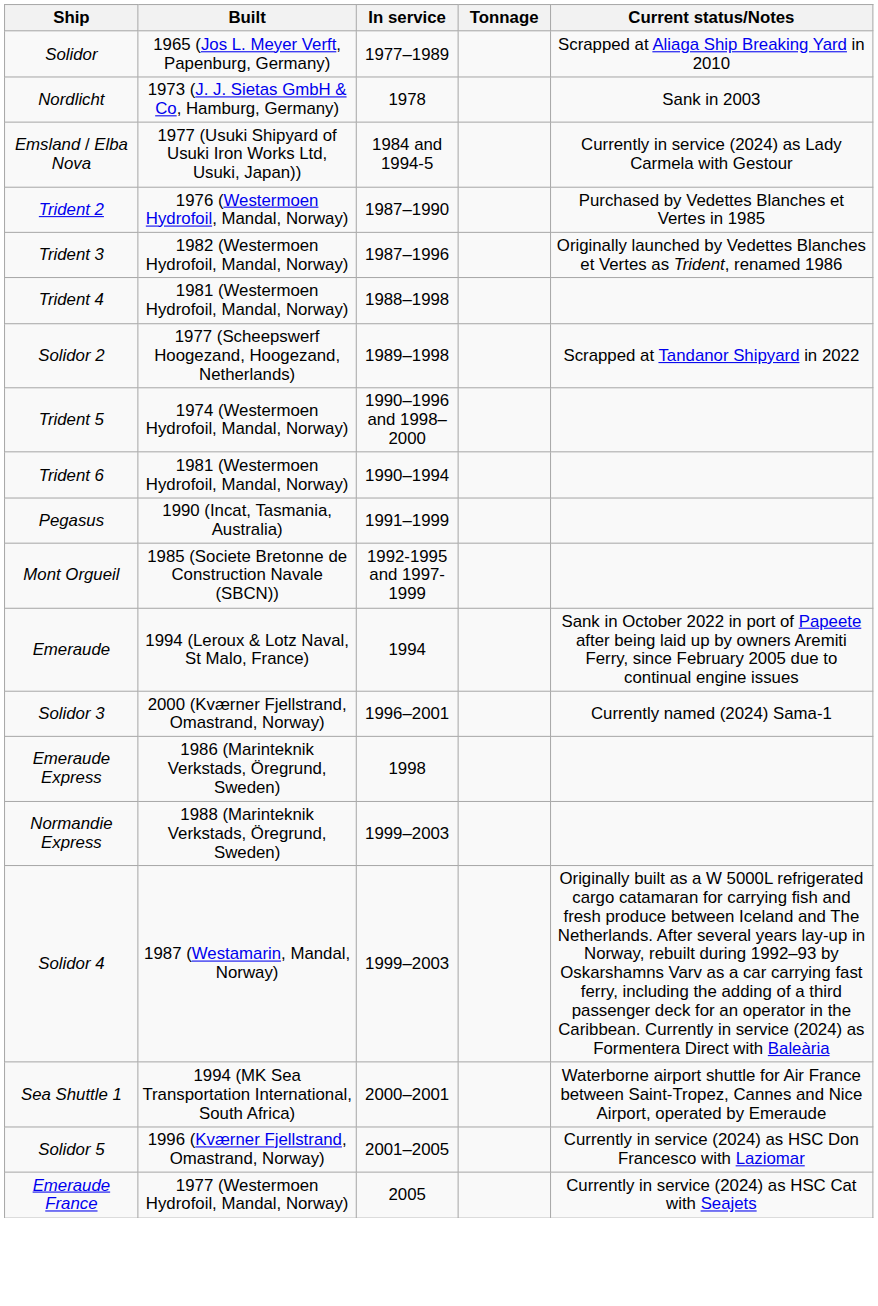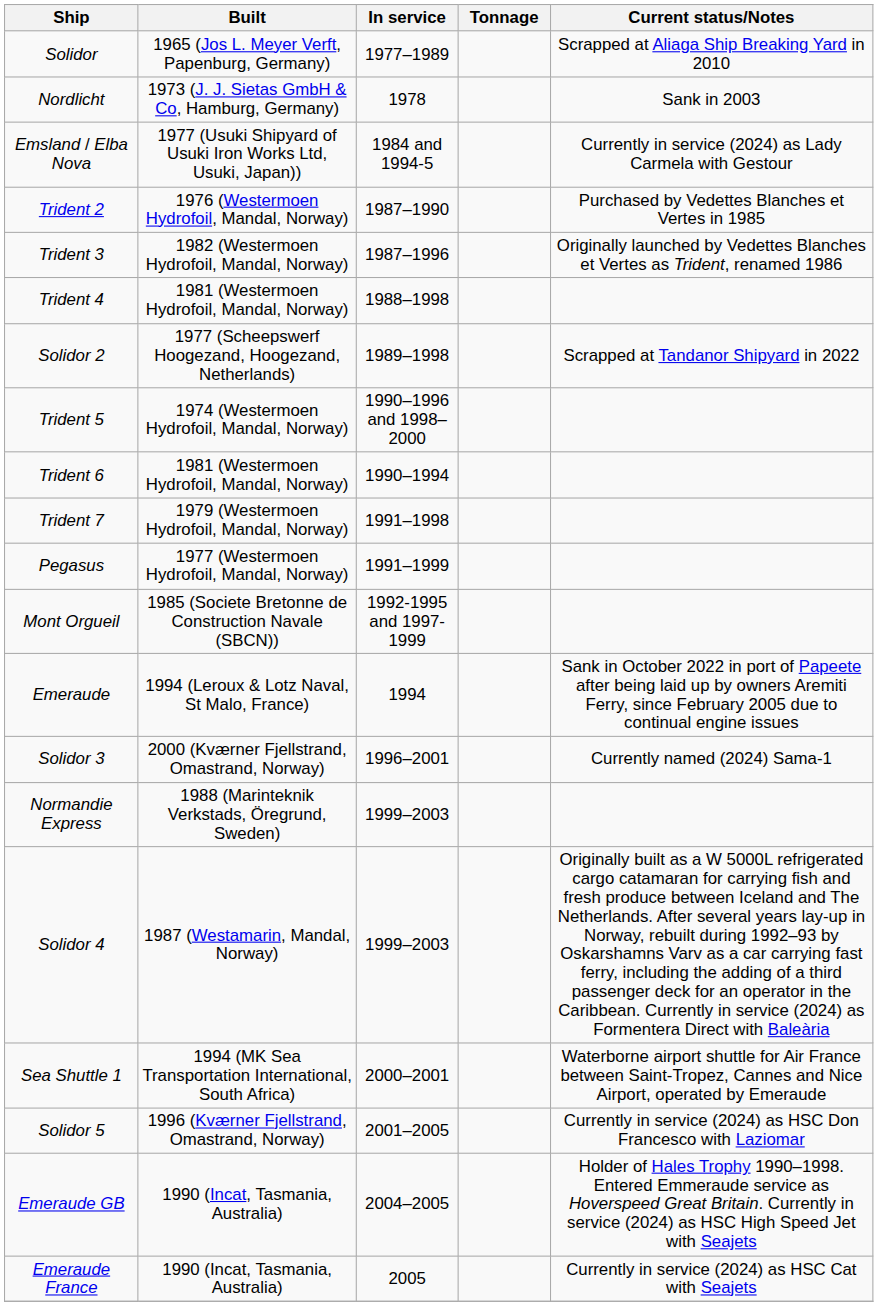+ row: (71, 520)
(247, 520) 1990 (Incat, Tasmania, Australia) -> (247, 566) 1977 (Westermoen Hydrofoil, Mandal, Norway)
- row: (71, 768)
+ row: (71, 1204)
(247, 1195) 1977 (Westermoen Hydrofoil, Mandal, Norway) -> (247, 1278) 1990 (Incat, Tasmania, Australia)
